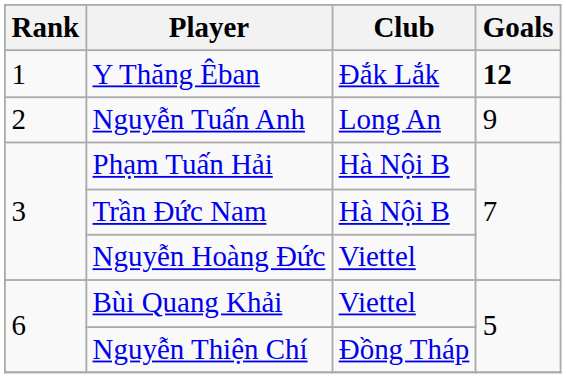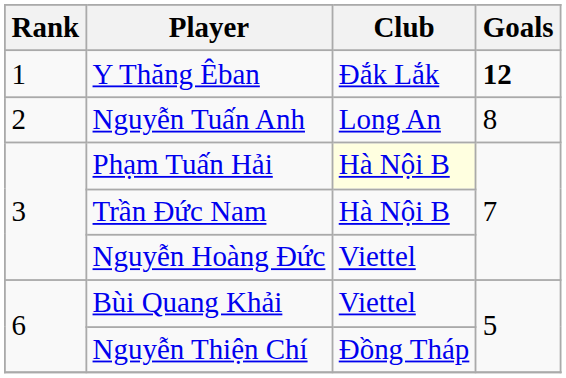(490, 119) 9 -> (490, 119) 8
(394, 165) no background -> (394, 165) lightyellow background
